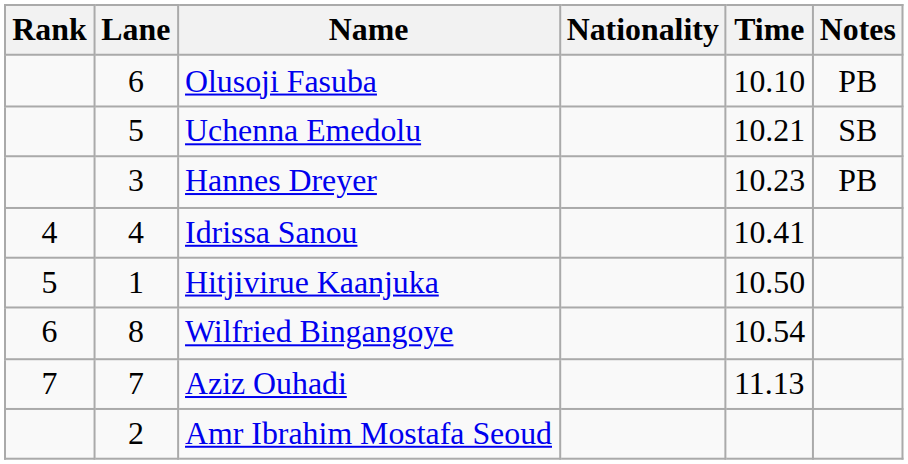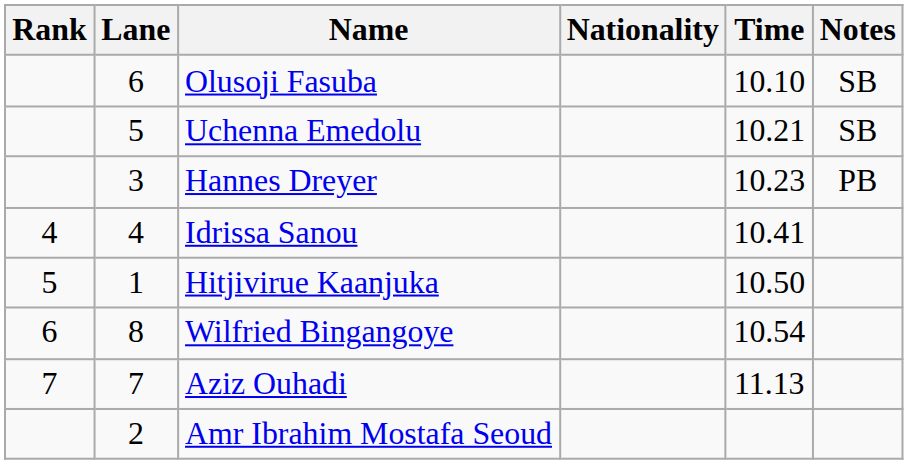(858, 80) PB -> (858, 80) SB
